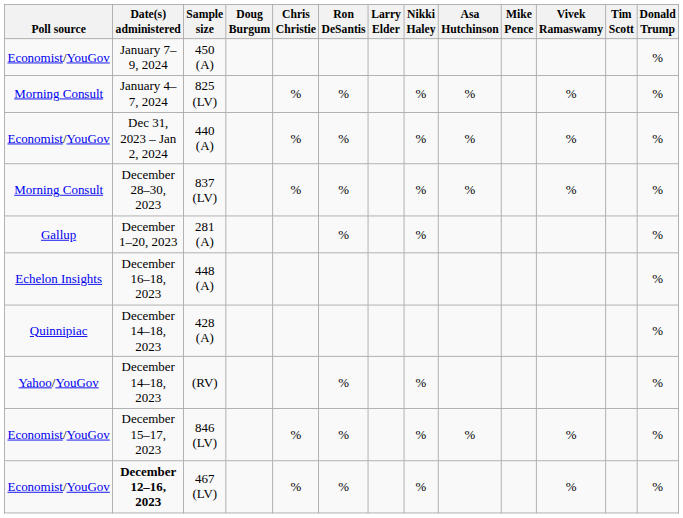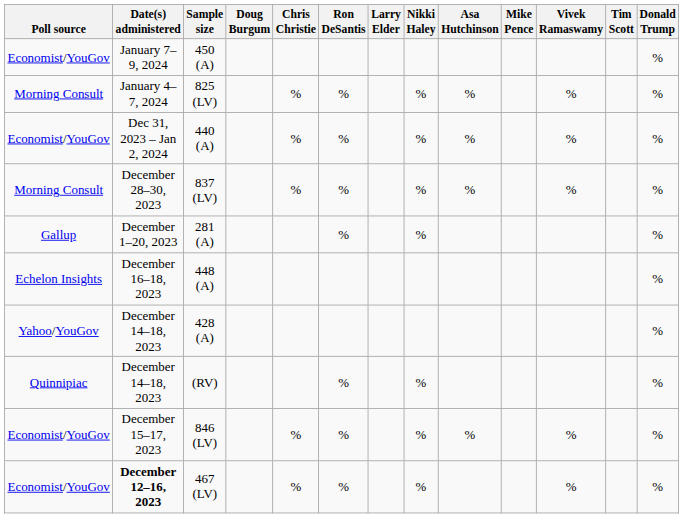(59, 331) Quinnipiac -> (59, 331) Yahoo/YouGov
(59, 383) Yahoo/YouGov -> (59, 383) Quinnipiac
